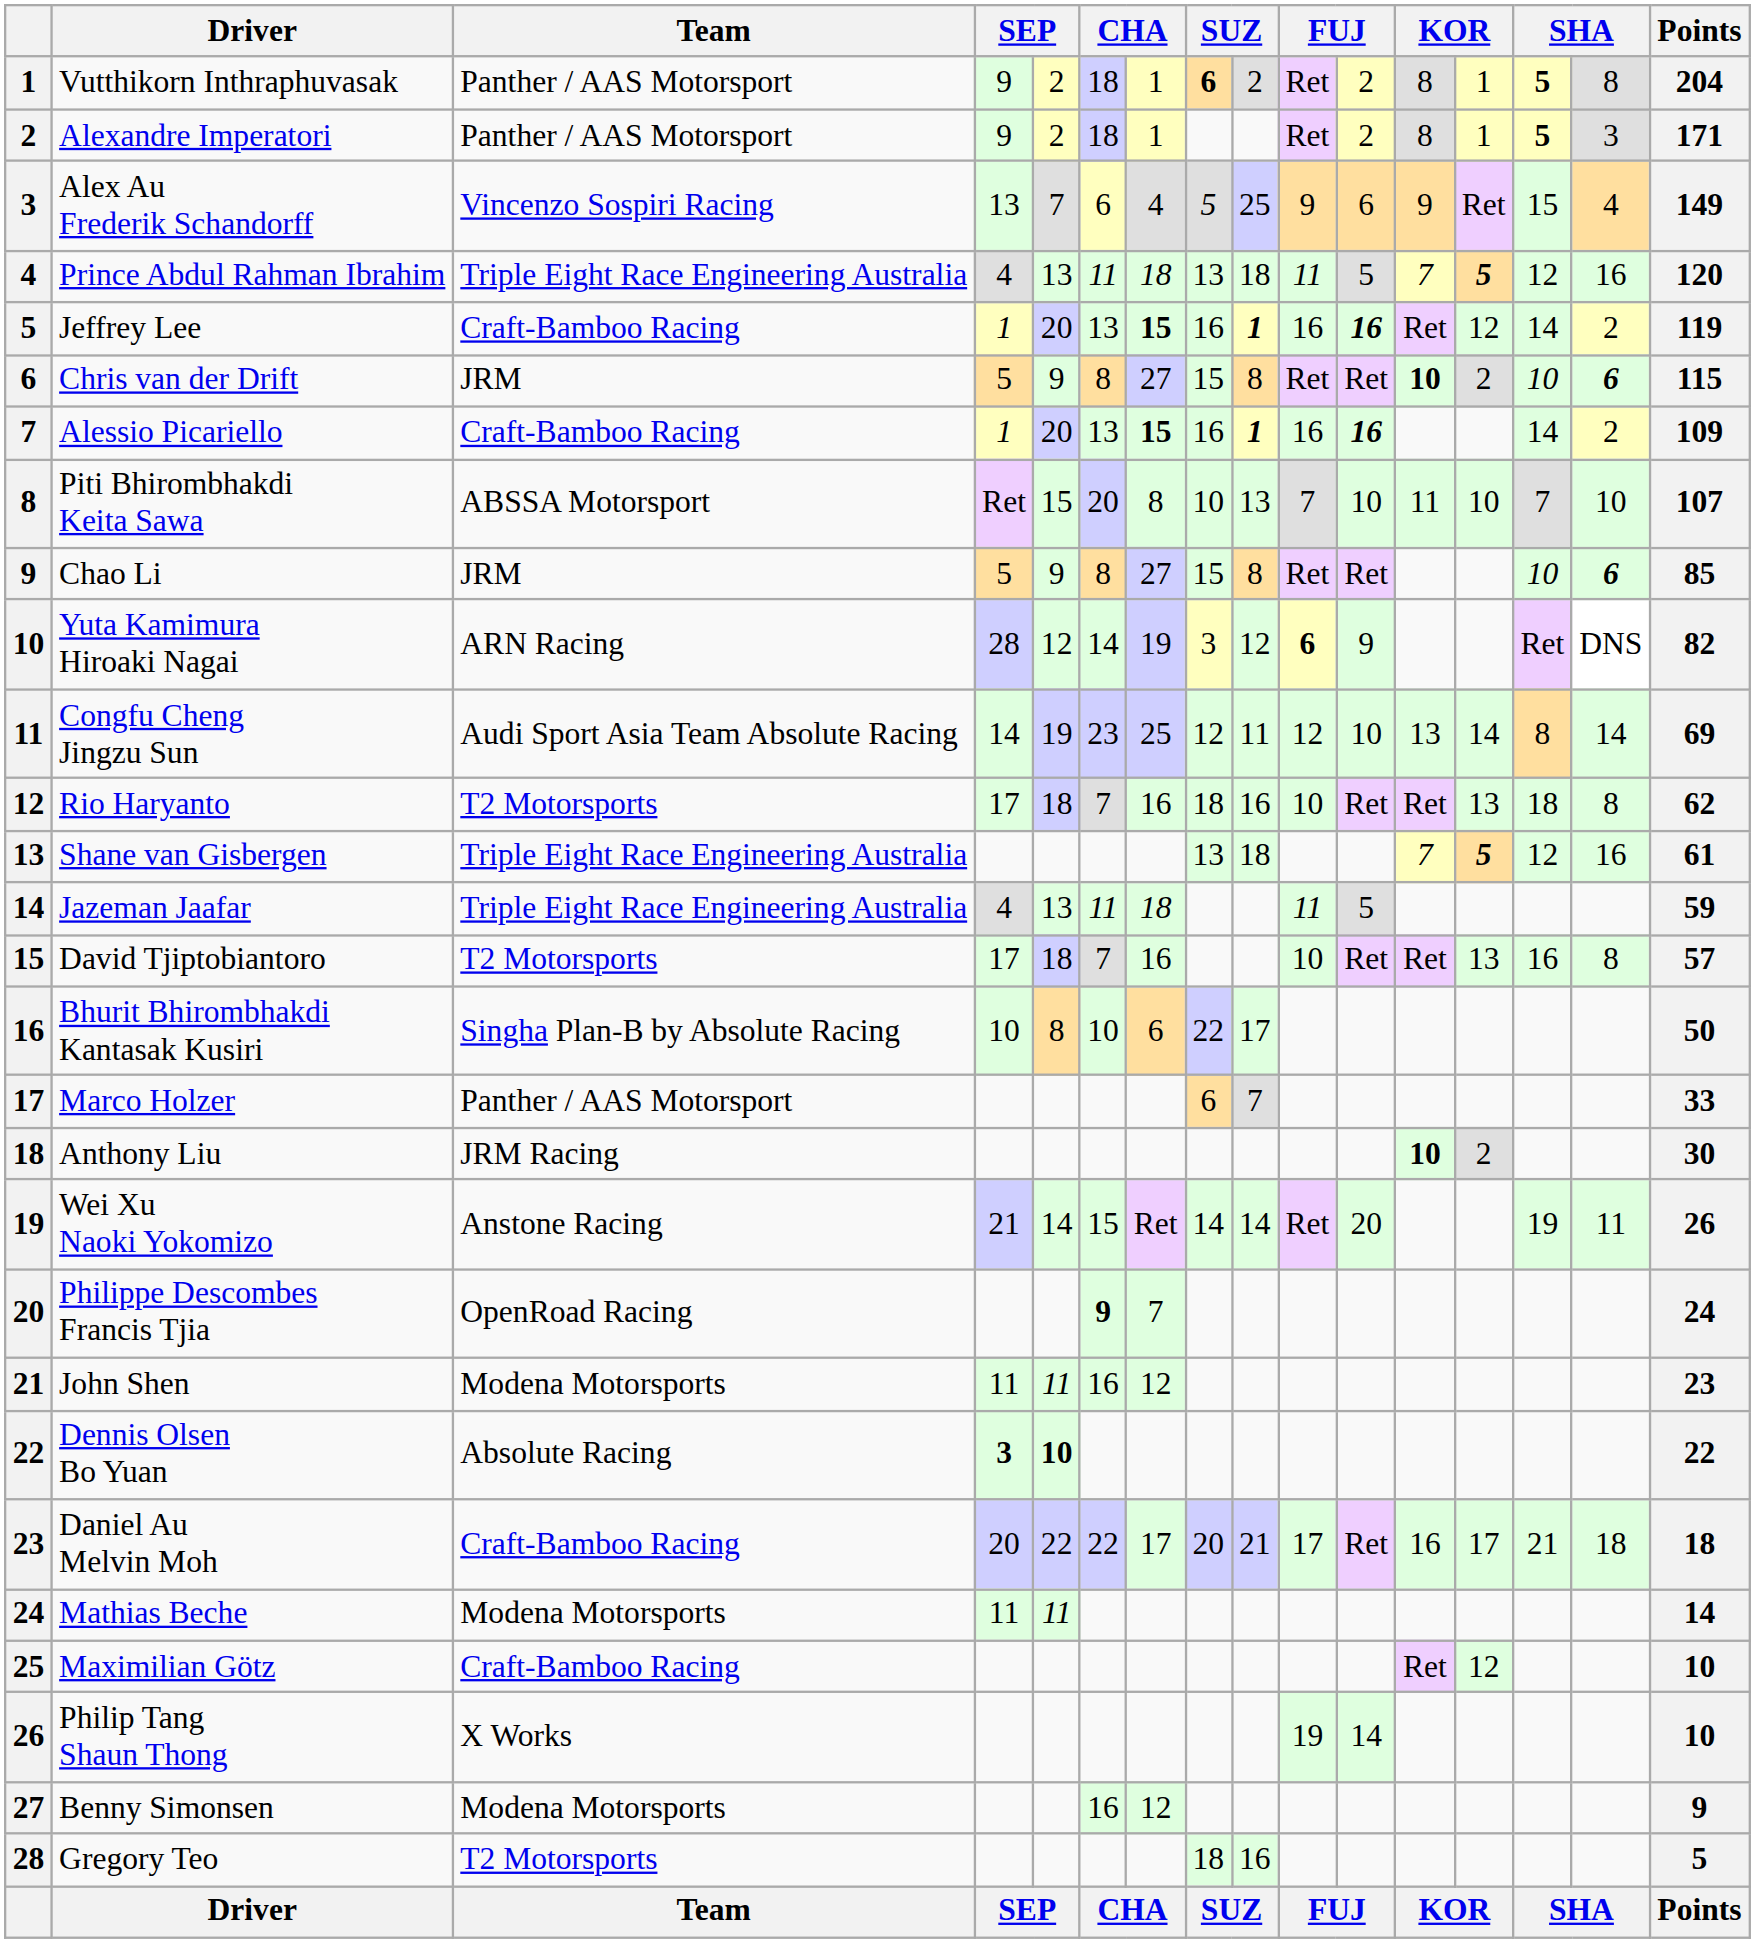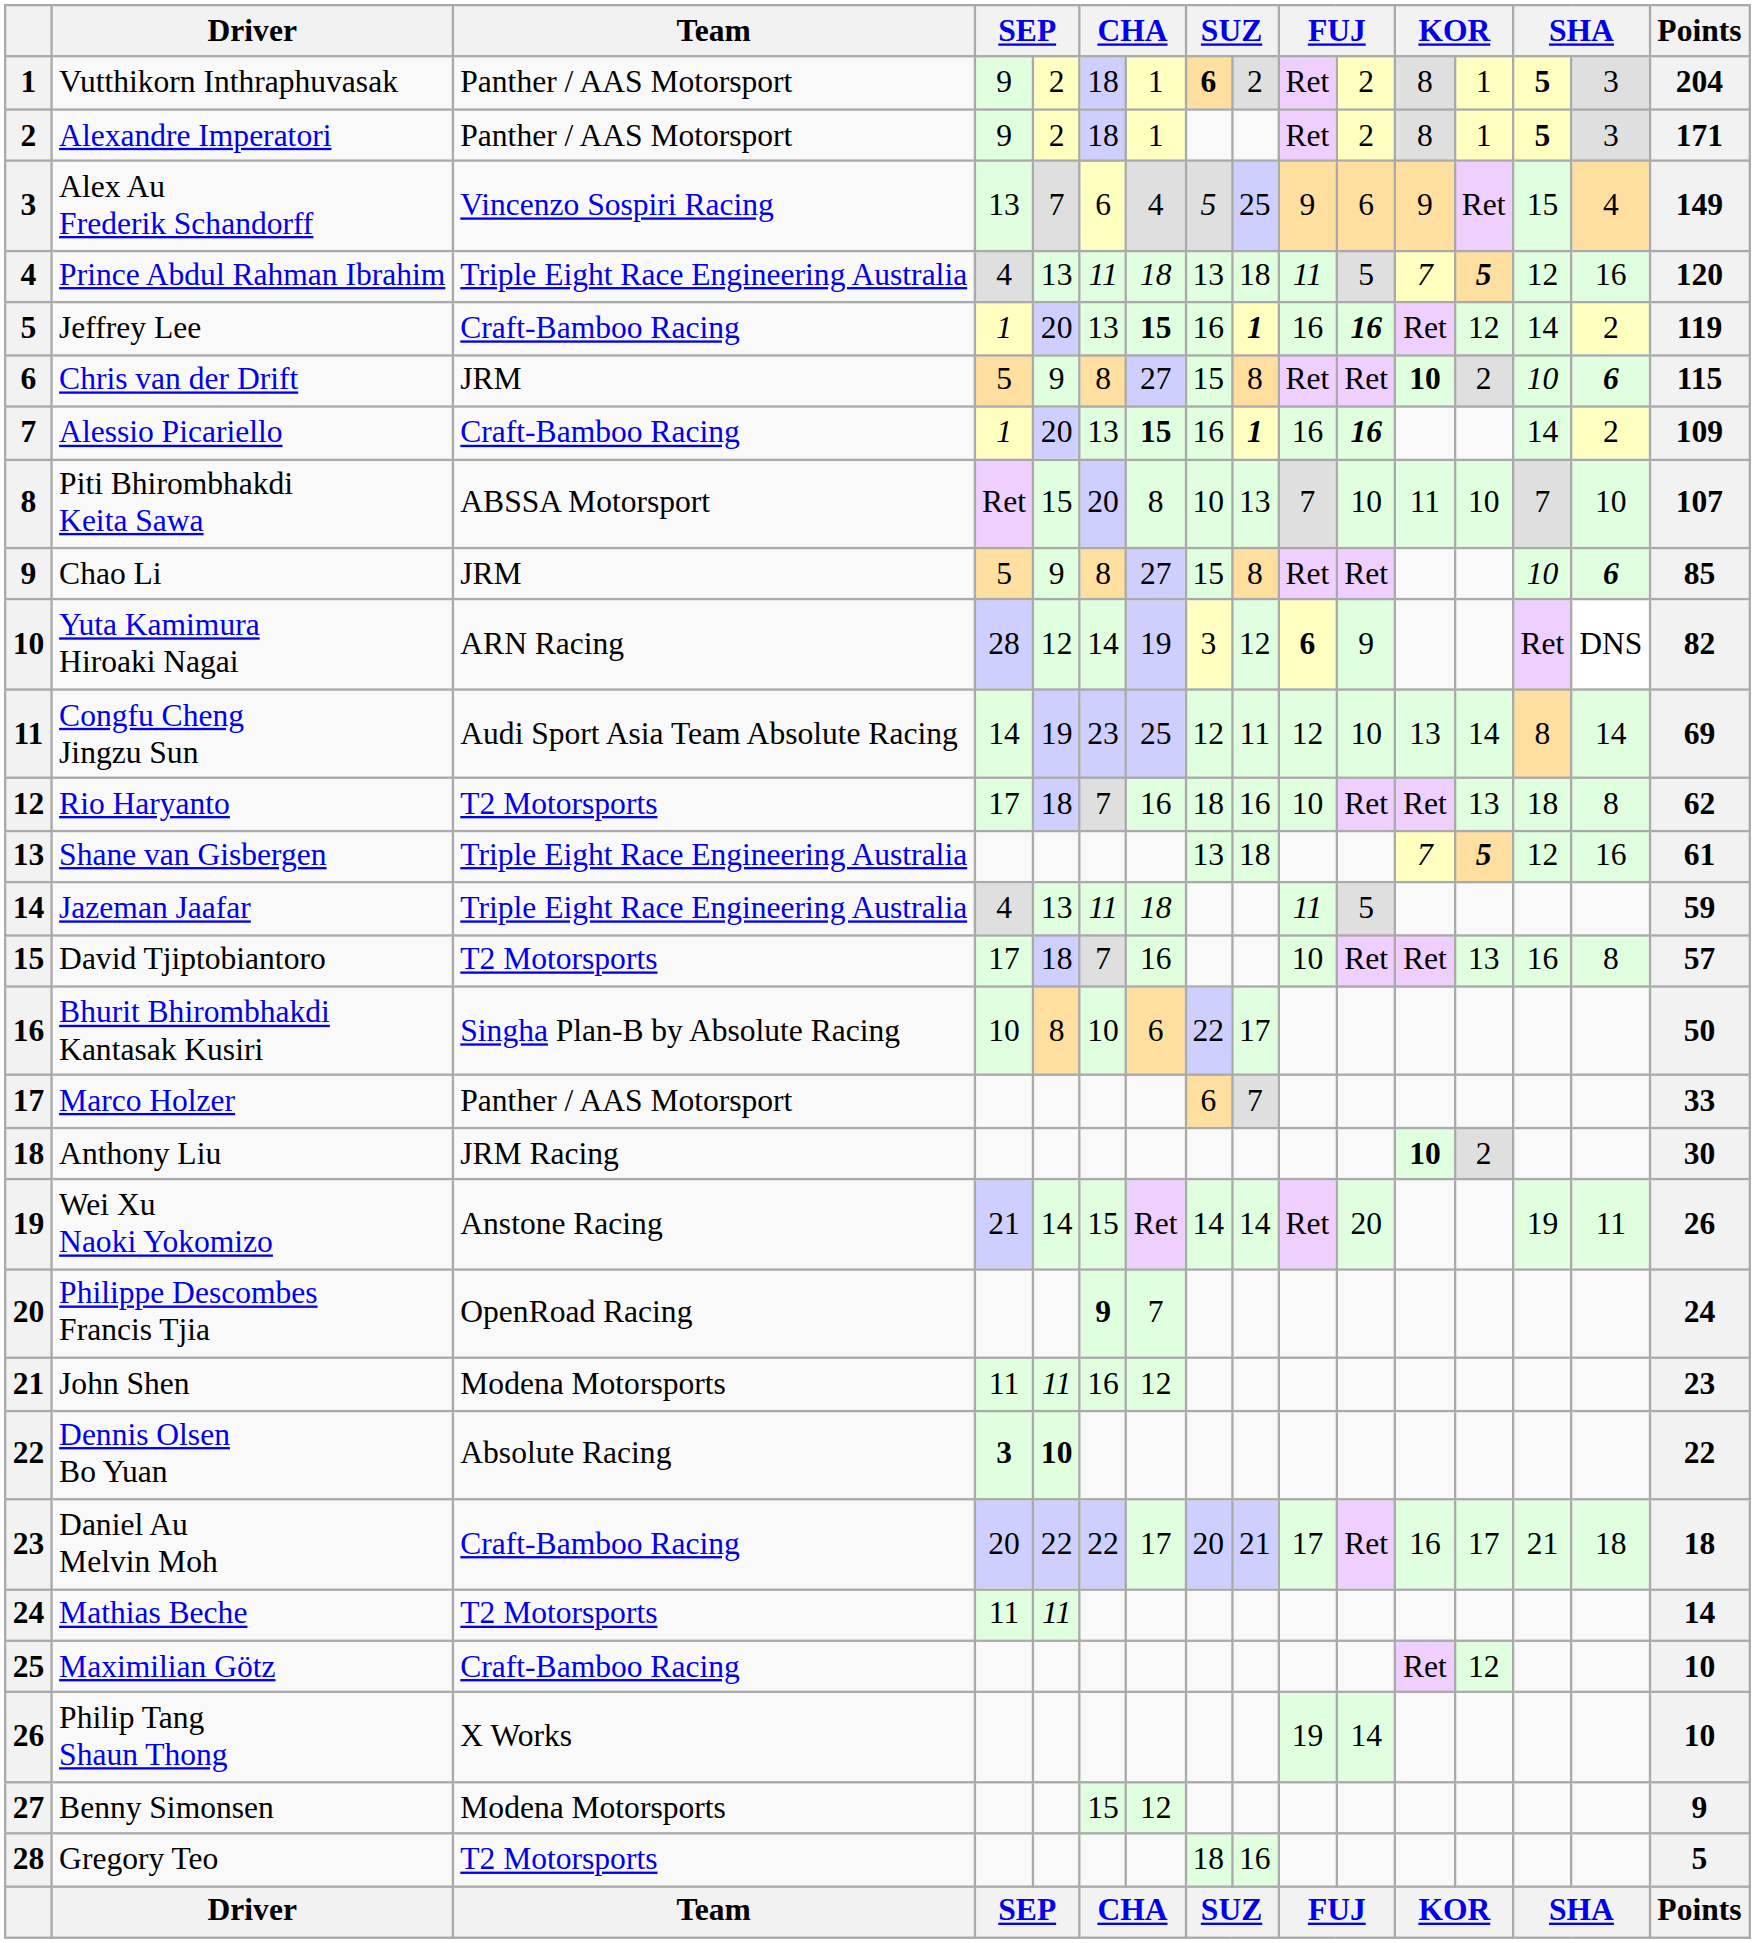(1611, 82) 8 -> (1611, 82) 3
(593, 1613) Modena Motorsports -> (559, 1613) T2 Motorsports
(1103, 1806) 16 -> (1103, 1806) 15
